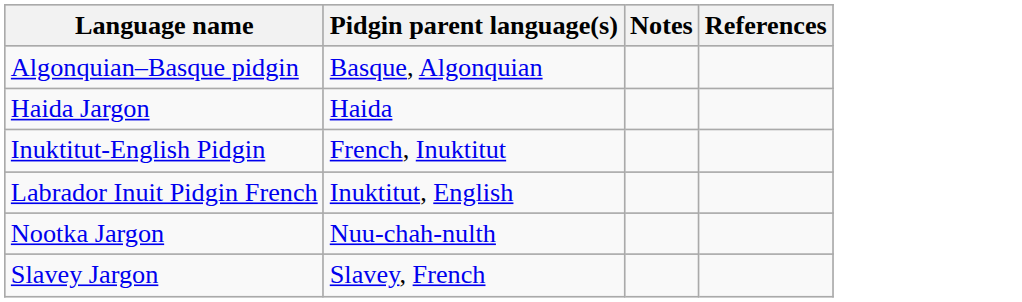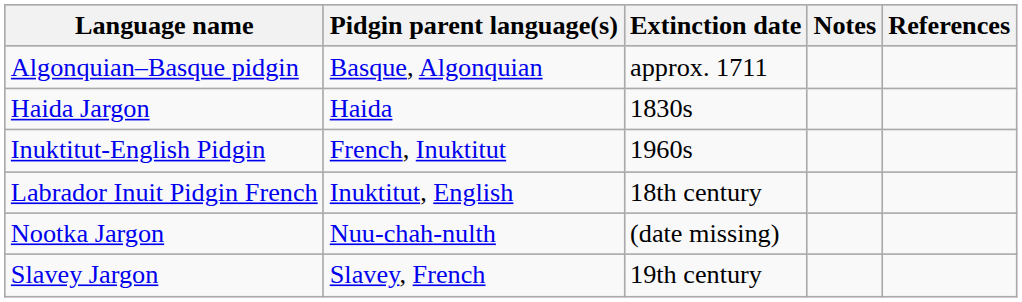+ column: (716, 25)
